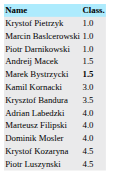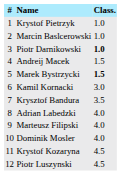+ column: (10, 10)
(88, 49) normal -> (99, 49) bold
